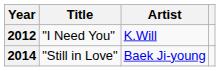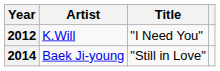columns swapped: (80, 14) <-> (165, 14)
